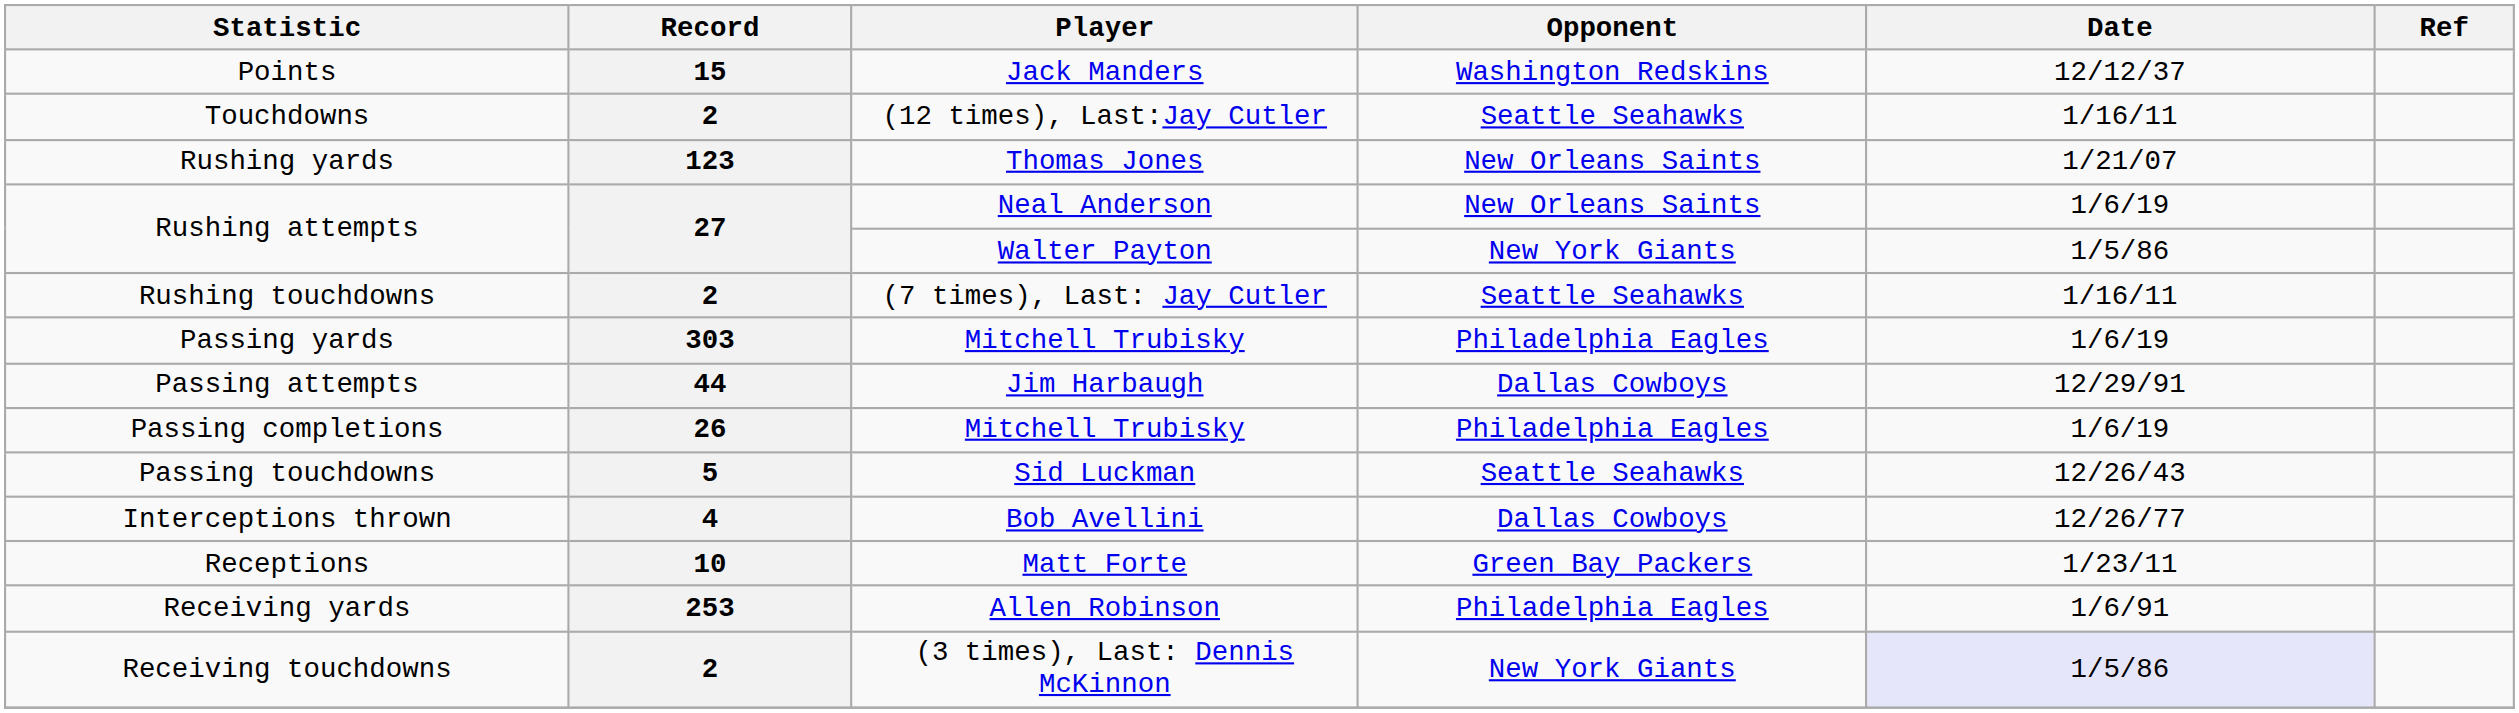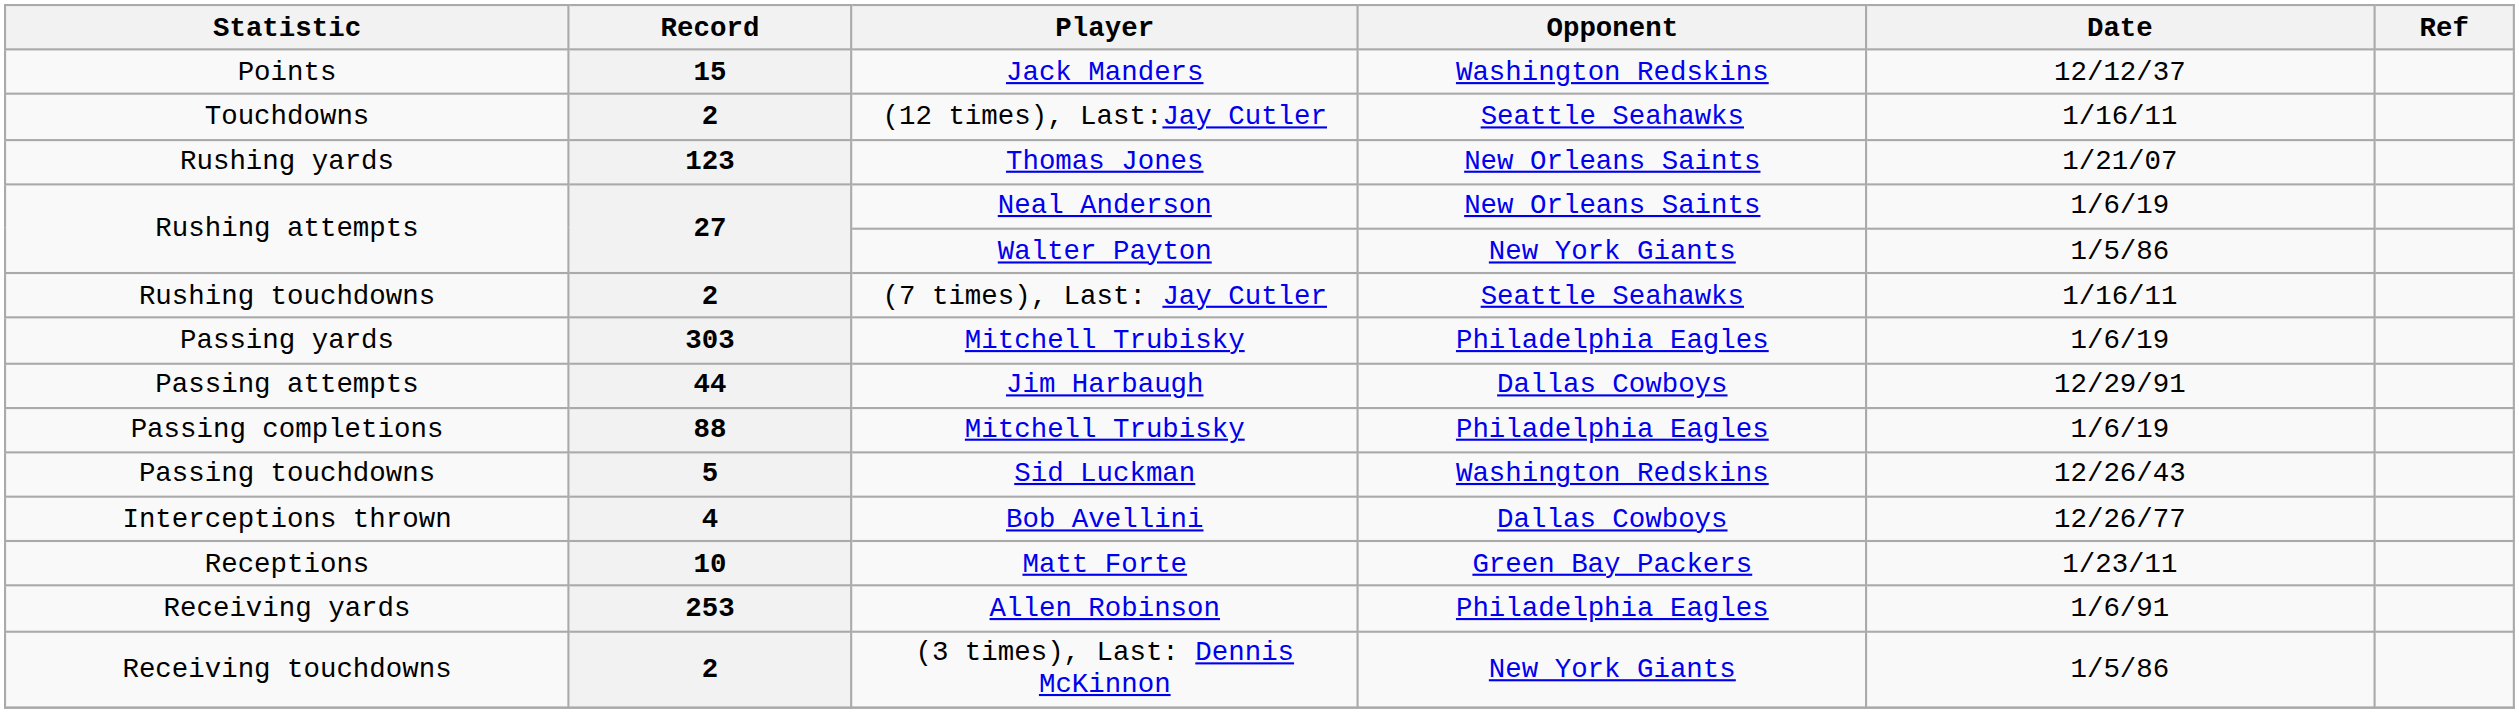(710, 430) 26 -> (710, 430) 88
(1612, 474) Seattle Seahawks -> (1612, 474) Washington Redskins
(2120, 669) lavender background -> (2120, 669) no background
